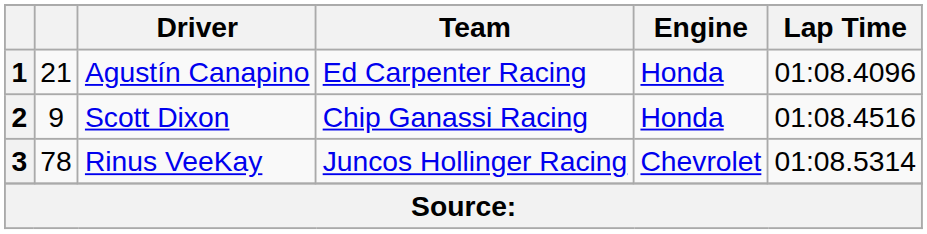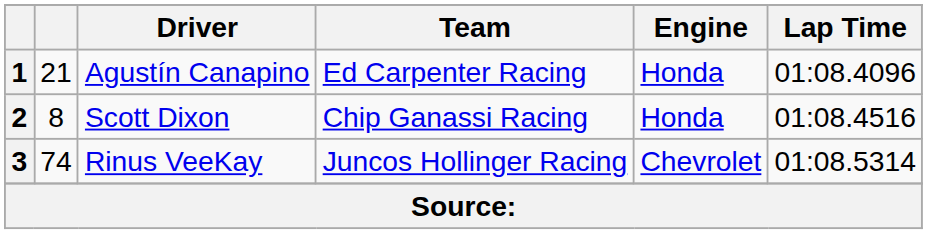(56, 117) 9 -> (56, 117) 8
(56, 162) 78 -> (56, 162) 74
